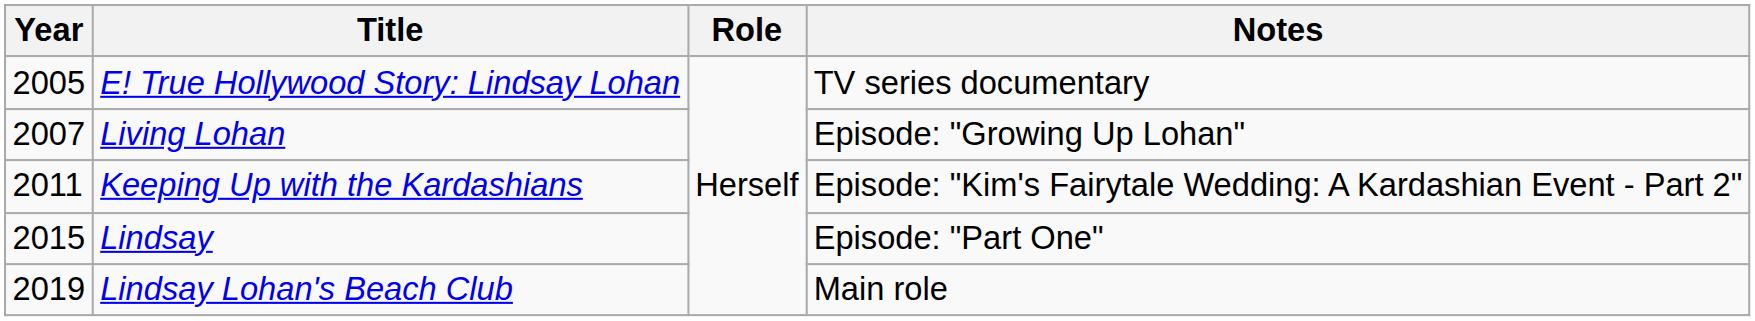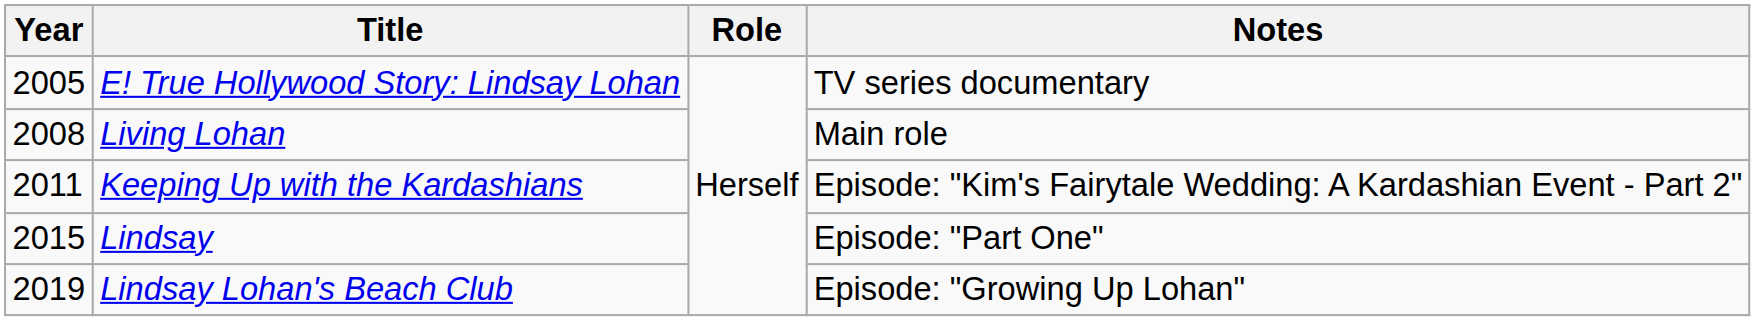(49, 133) 2007 -> (49, 133) 2008
(1029, 133) Episode: "Growing Up Lohan" -> (881, 133) Main role
(881, 289) Main role -> (1029, 289) Episode: "Growing Up Lohan"
